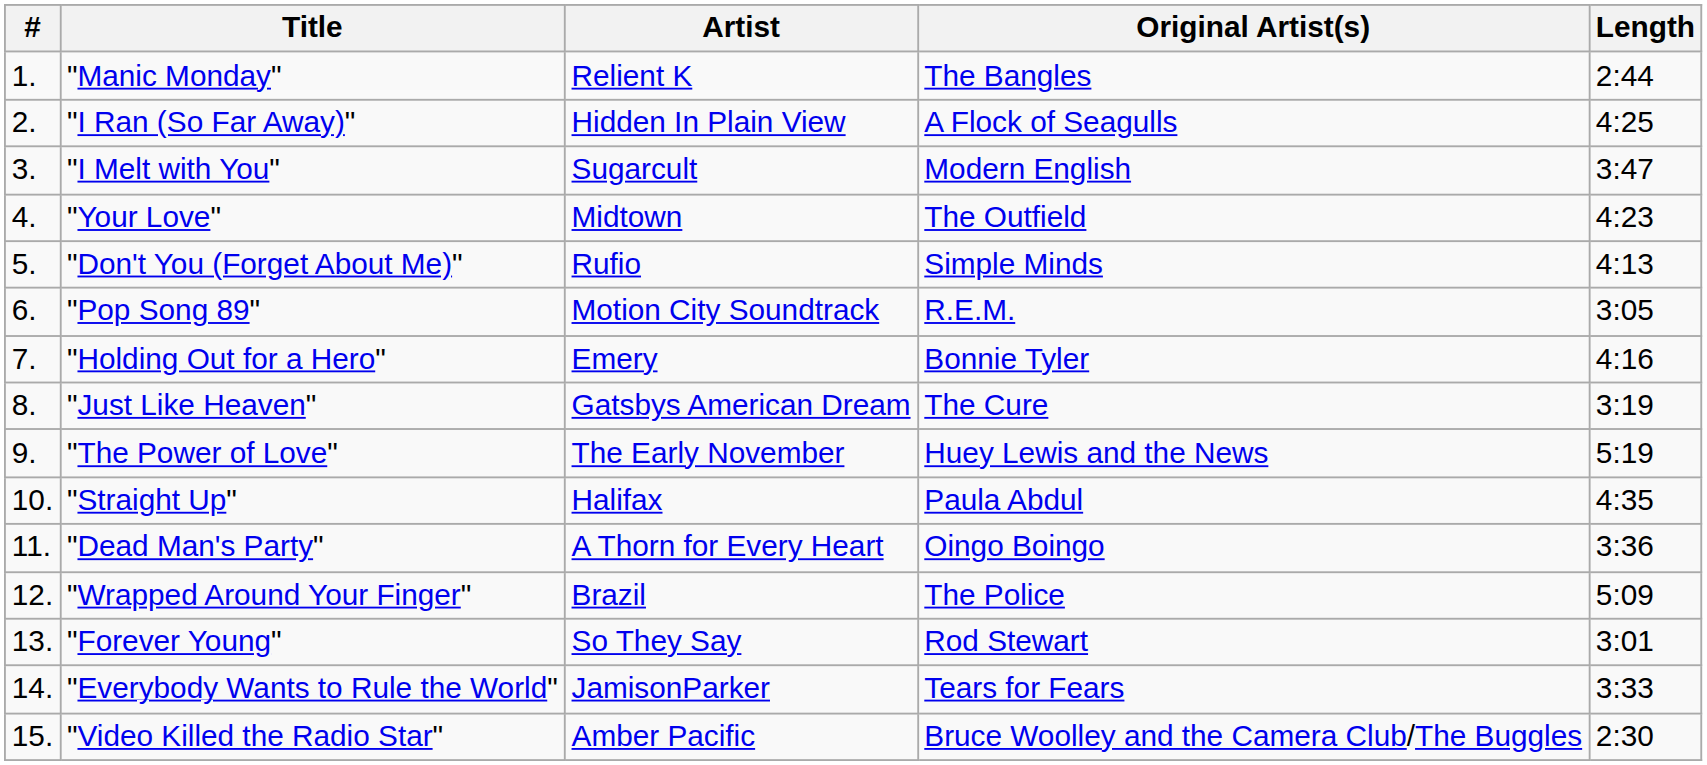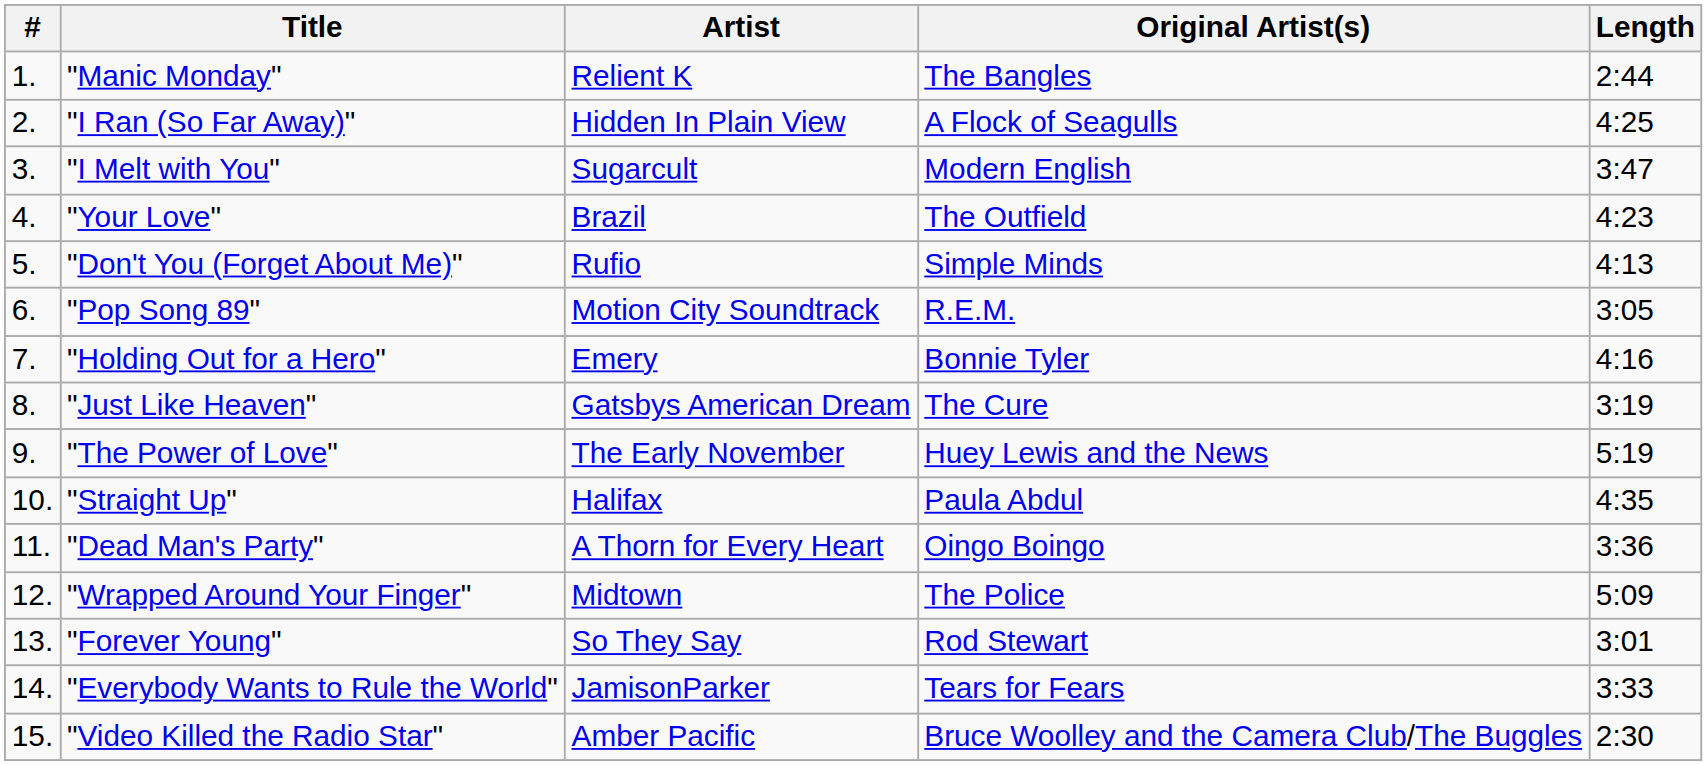(627, 216) Midtown -> (609, 216) Brazil
(609, 594) Brazil -> (627, 594) Midtown
